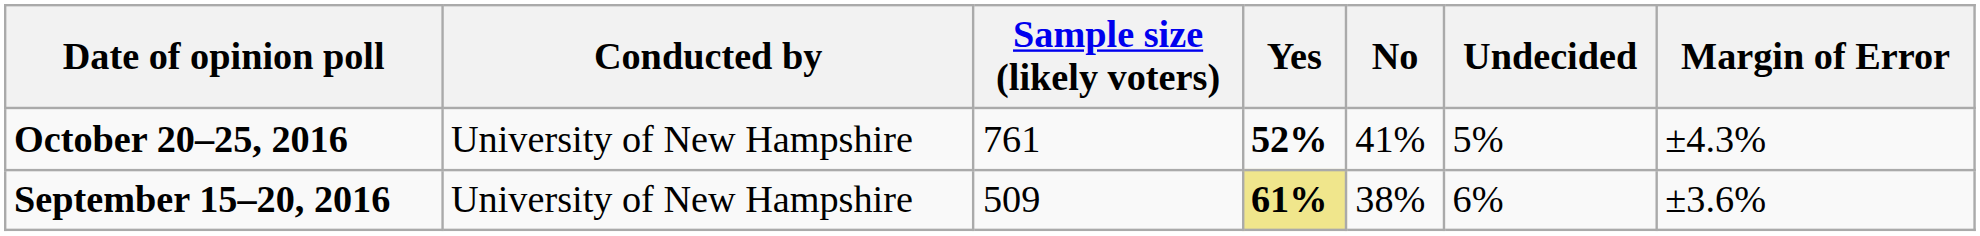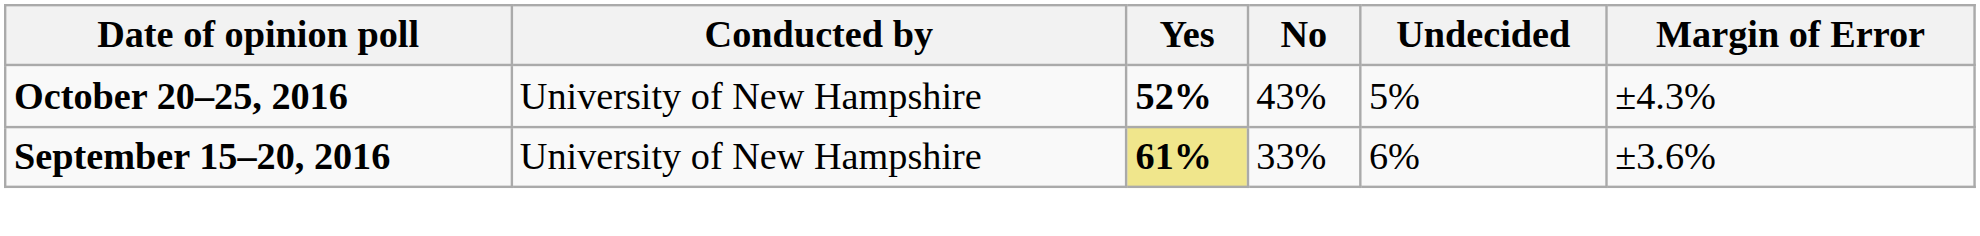- column: (1108, 56)
(1390, 138) 41% -> (1291, 95) 43%
(1390, 199) 38% -> (1291, 156) 33%
